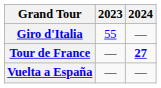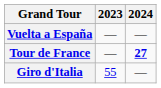rows swapped: (50, 33) <-> (50, 72)
